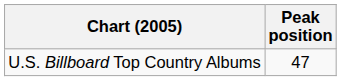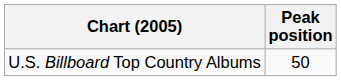(300, 62) 47 -> (300, 62) 50
